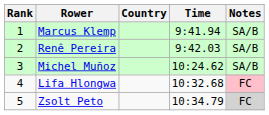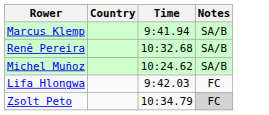- column: (20, 13)
(198, 48) 9:42.03 -> (167, 48) 10:32.68
(198, 84) 10:32.68 -> (167, 84) 9:42.03
(245, 84) pink background -> (214, 84) no background
